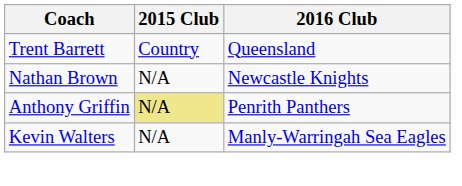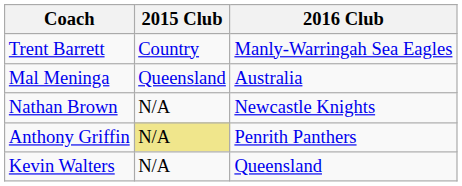(272, 48) Queensland -> (343, 48) Manly-Warringah Sea Eagles
+ row: (59, 78)
(337, 136) Manly-Warringah Sea Eagles -> (278, 166) Queensland
